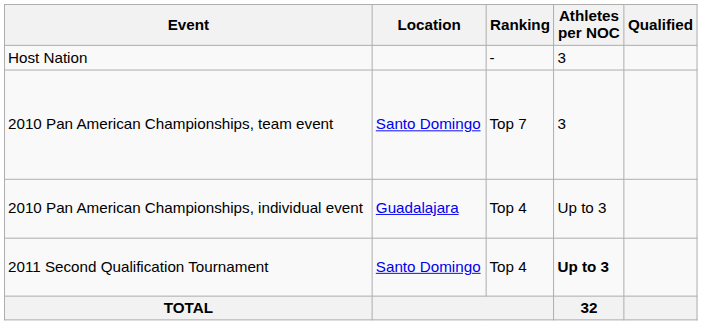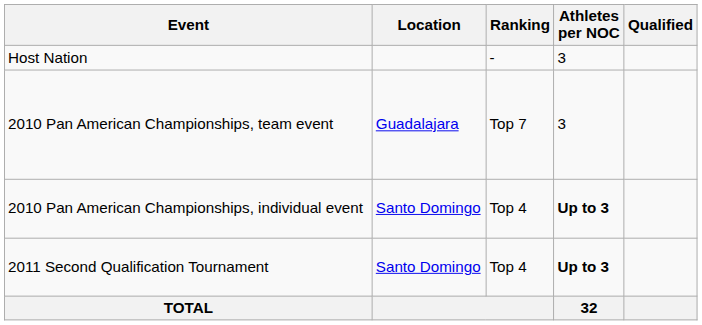(428, 124) Santo Domingo -> (417, 124) Guadalajara
(417, 208) Guadalajara -> (428, 208) Santo Domingo
(582, 208) normal -> (583, 208) bold
